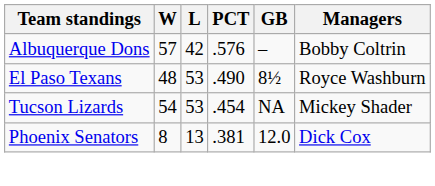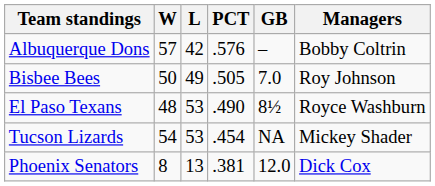+ row: (54, 78)
